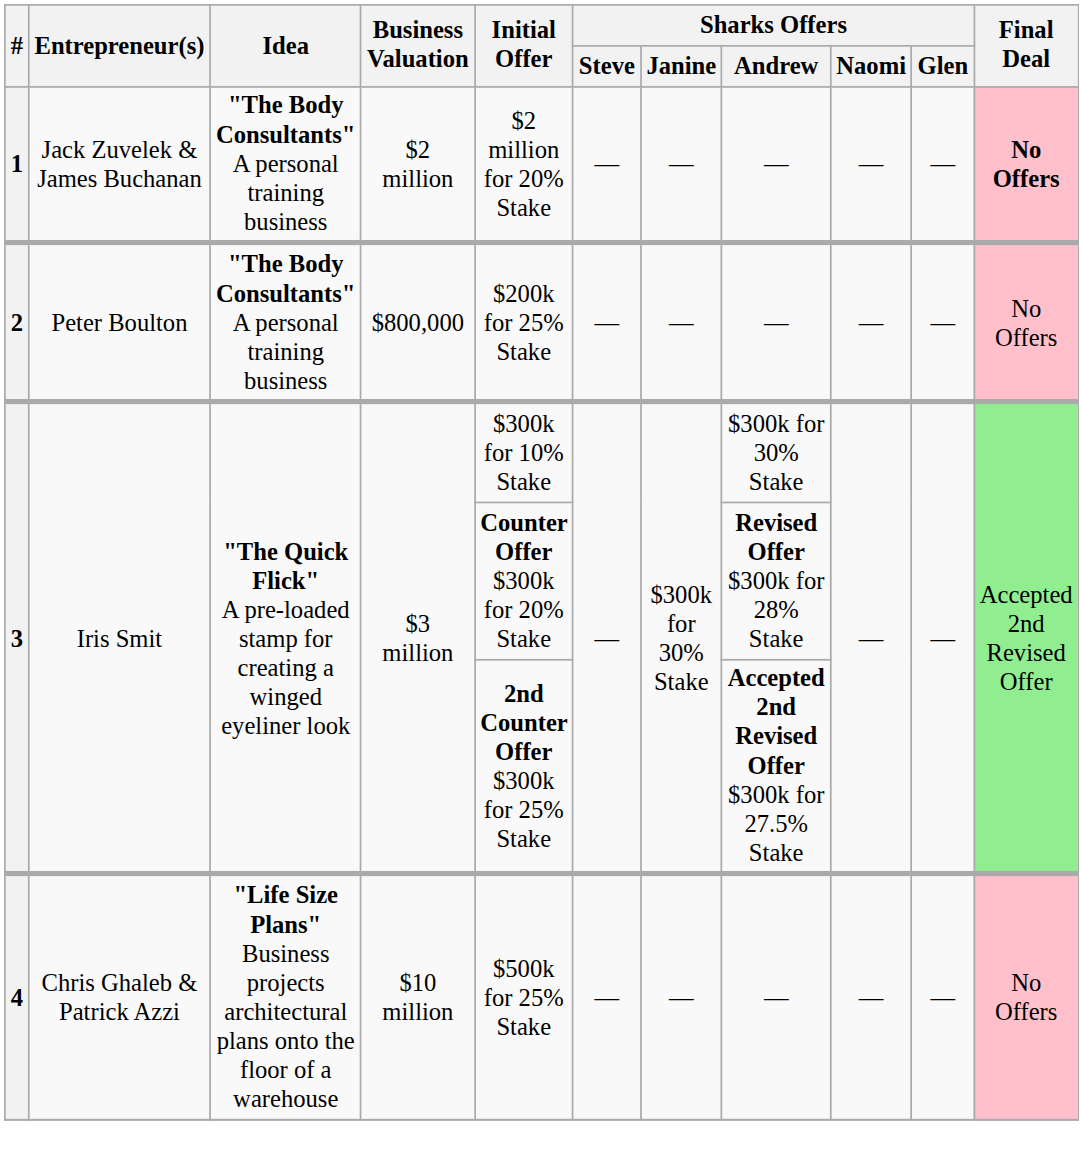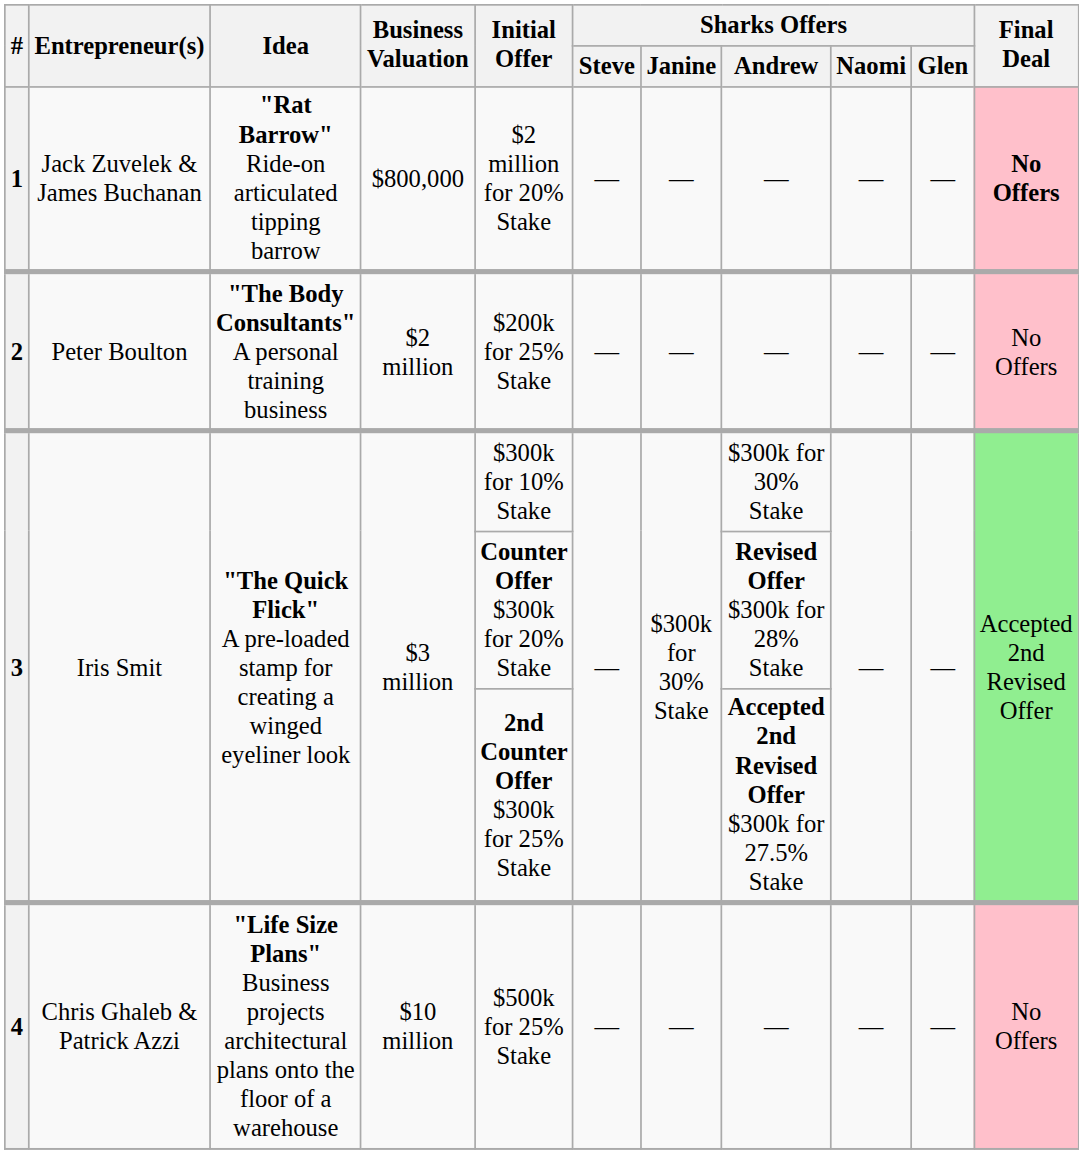(286, 164) "The Body Consultants" A personal training business -> (286, 179) "Rat Barrow" Ride-on articulated tipping barrow
(418, 164) $2 million -> (418, 179) $800,000
(418, 323) $800,000 -> (418, 352) $2 million
